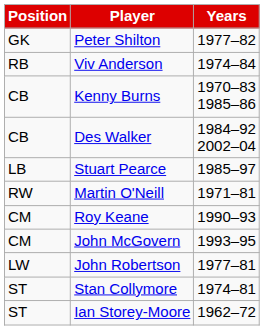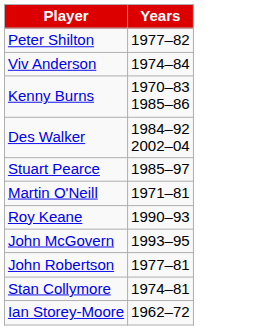- column: (38, 16)
